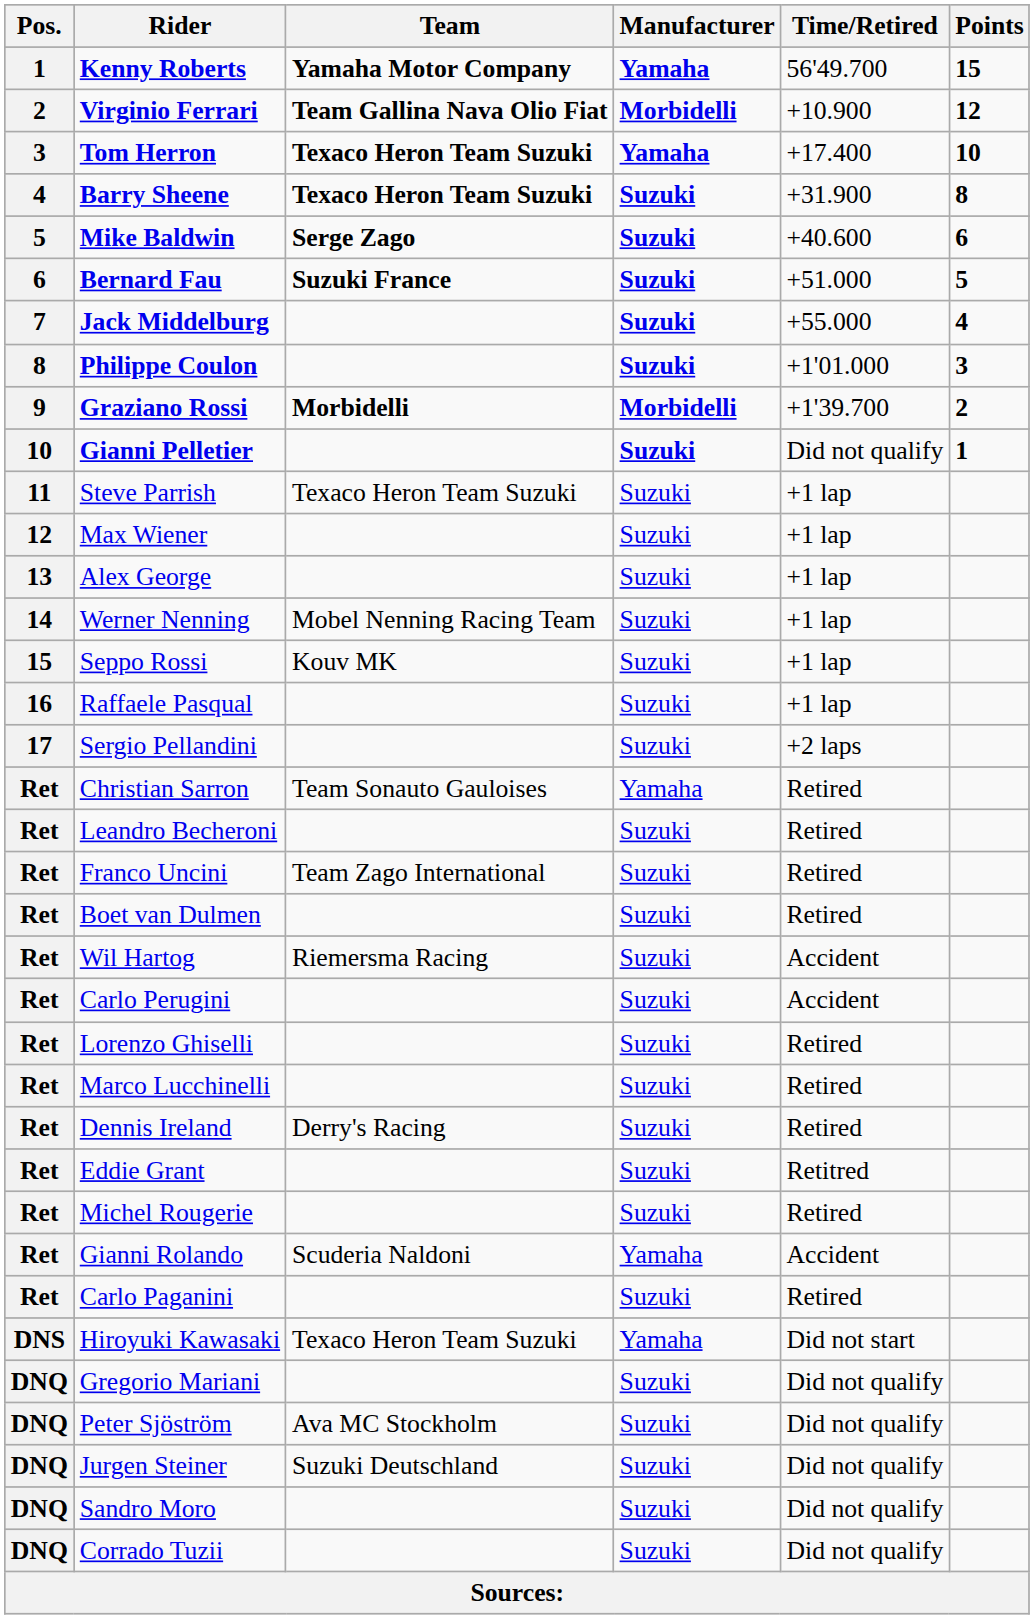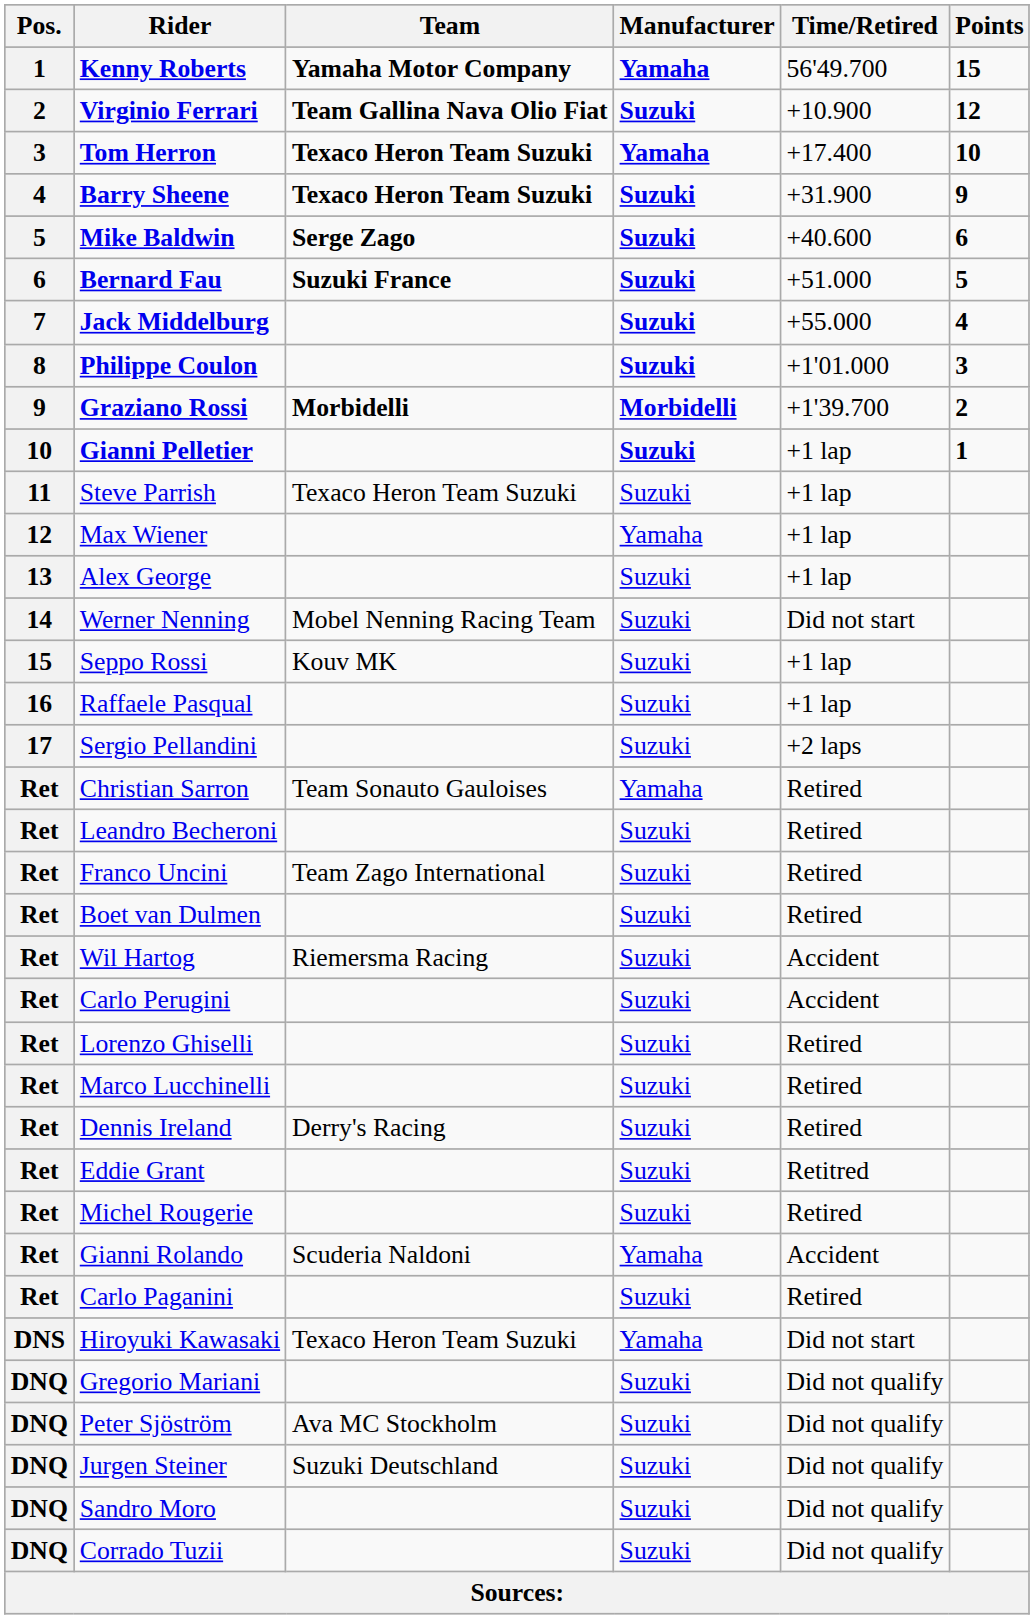(678, 110) Morbidelli -> (657, 110) Suzuki
(962, 195) 8 -> (962, 195) 9
(865, 449) Did not qualify -> (819, 449) +1 lap
(655, 534) Suzuki -> (661, 534) Yamaha
(819, 618) +1 lap -> (851, 618) Did not start
